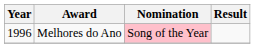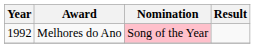(19, 33) 1996 -> (19, 33) 1992
